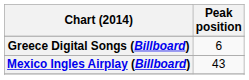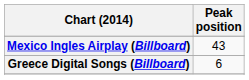rows swapped: (99, 45) <-> (99, 64)
